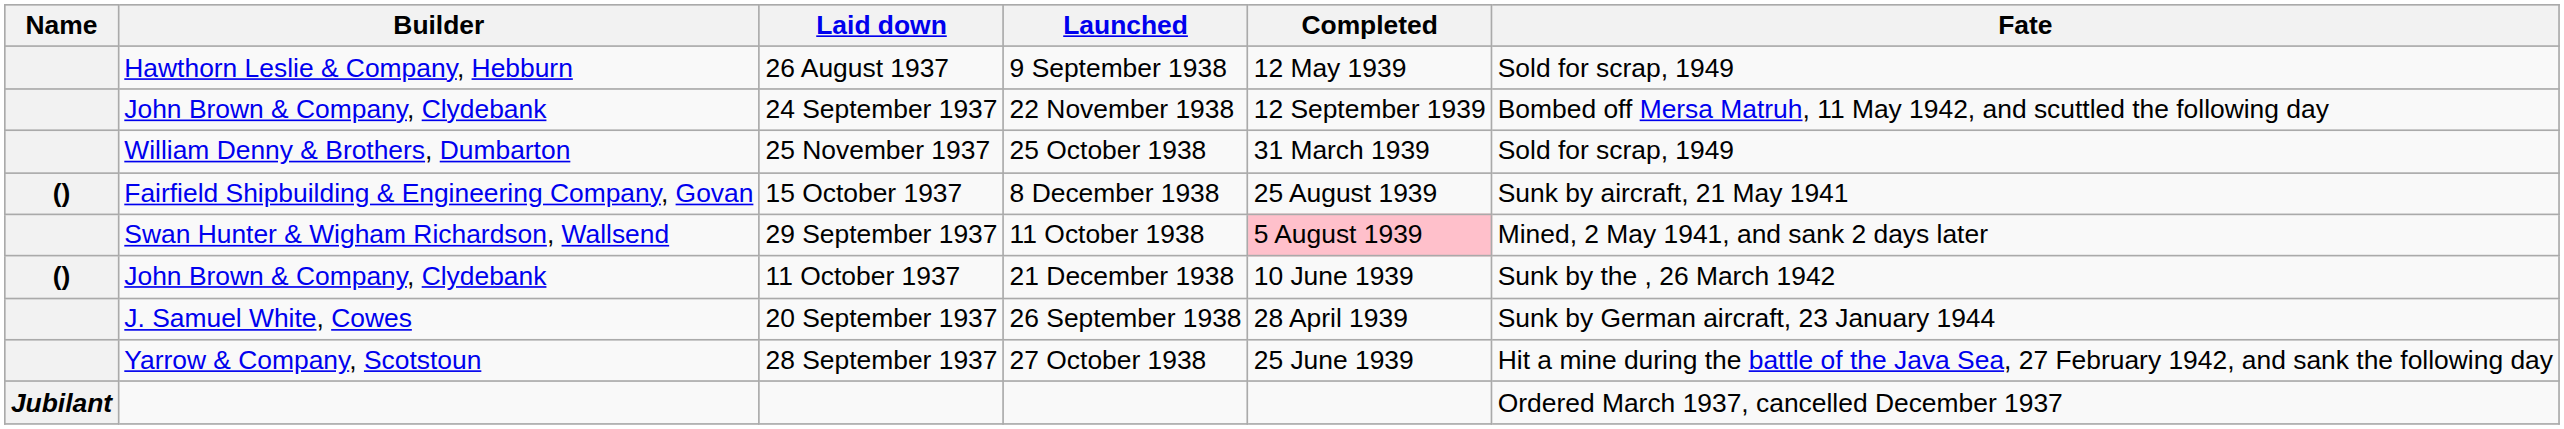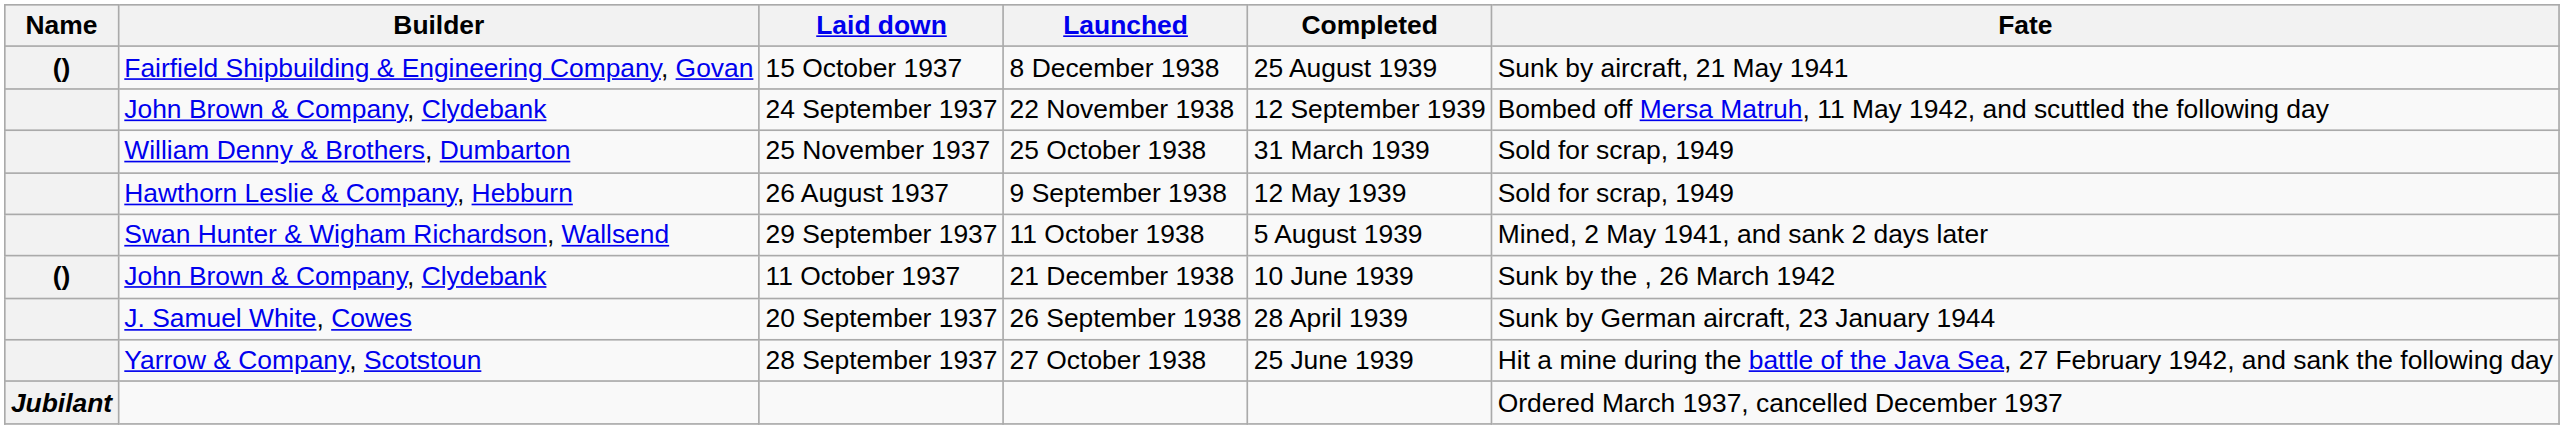rows swapped: (857, 67) <-> (864, 192)
(1338, 234) pink background -> (1338, 234) no background
